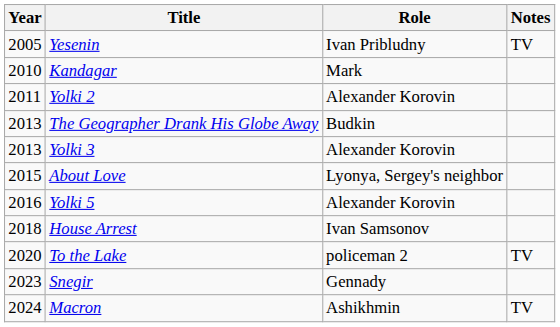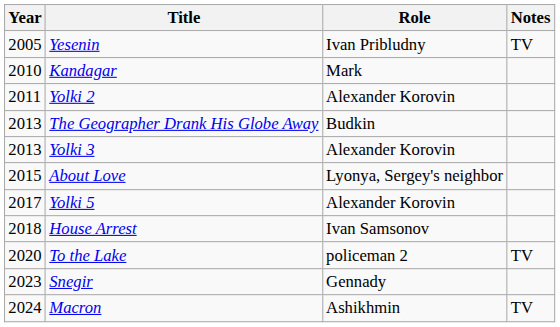(25, 202) 2016 -> (25, 202) 2017
